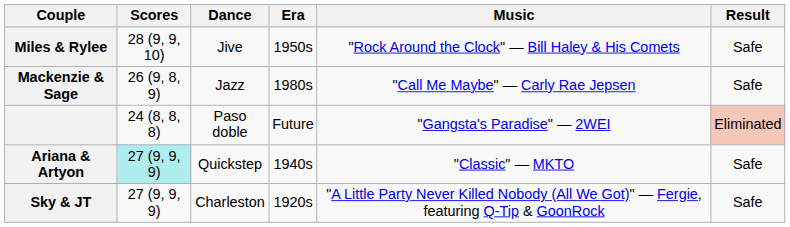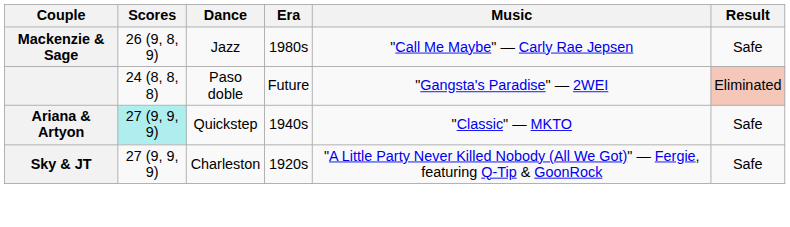- row: (61, 46)
